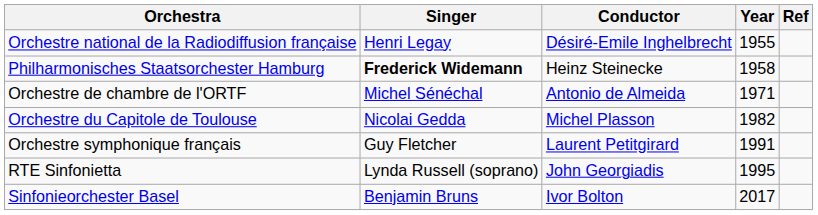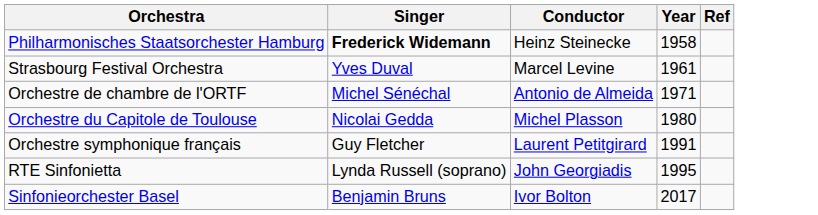- row: (182, 42)
+ row: (116, 68)
(757, 119) 1982 -> (679, 119) 1980
